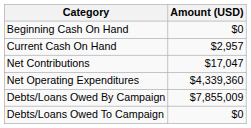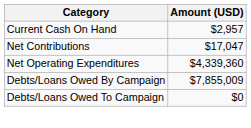- row: (68, 30)
